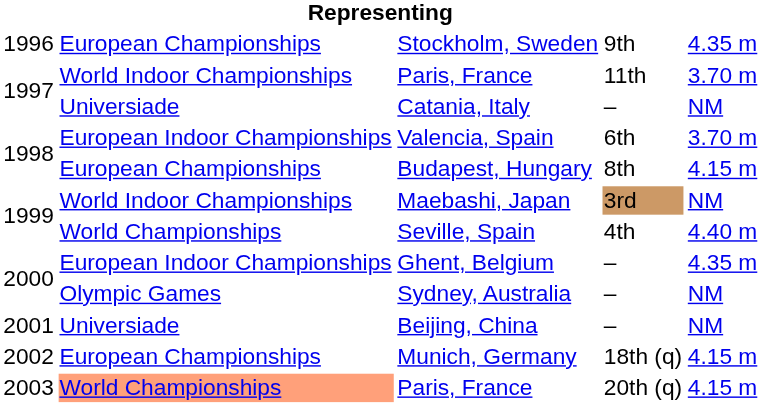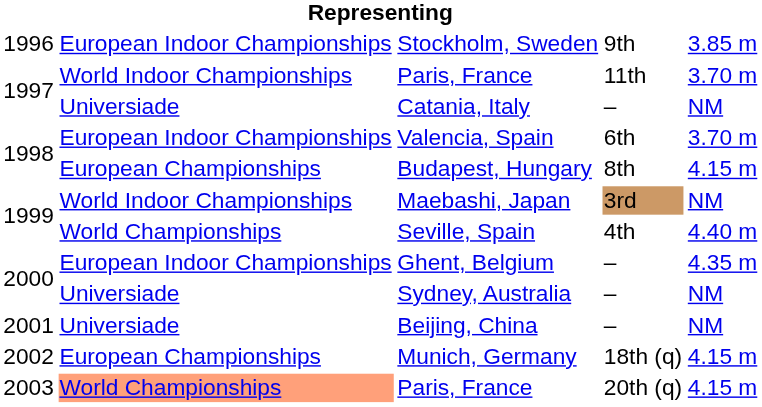(190, 44) European Championships -> (226, 44) European Indoor Championships
(723, 44) 4.35 m -> (723, 44) 3.85 m
(140, 293) Olympic Games -> (119, 293) Universiade
